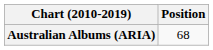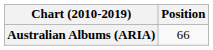(183, 34) 68 -> (183, 34) 66
